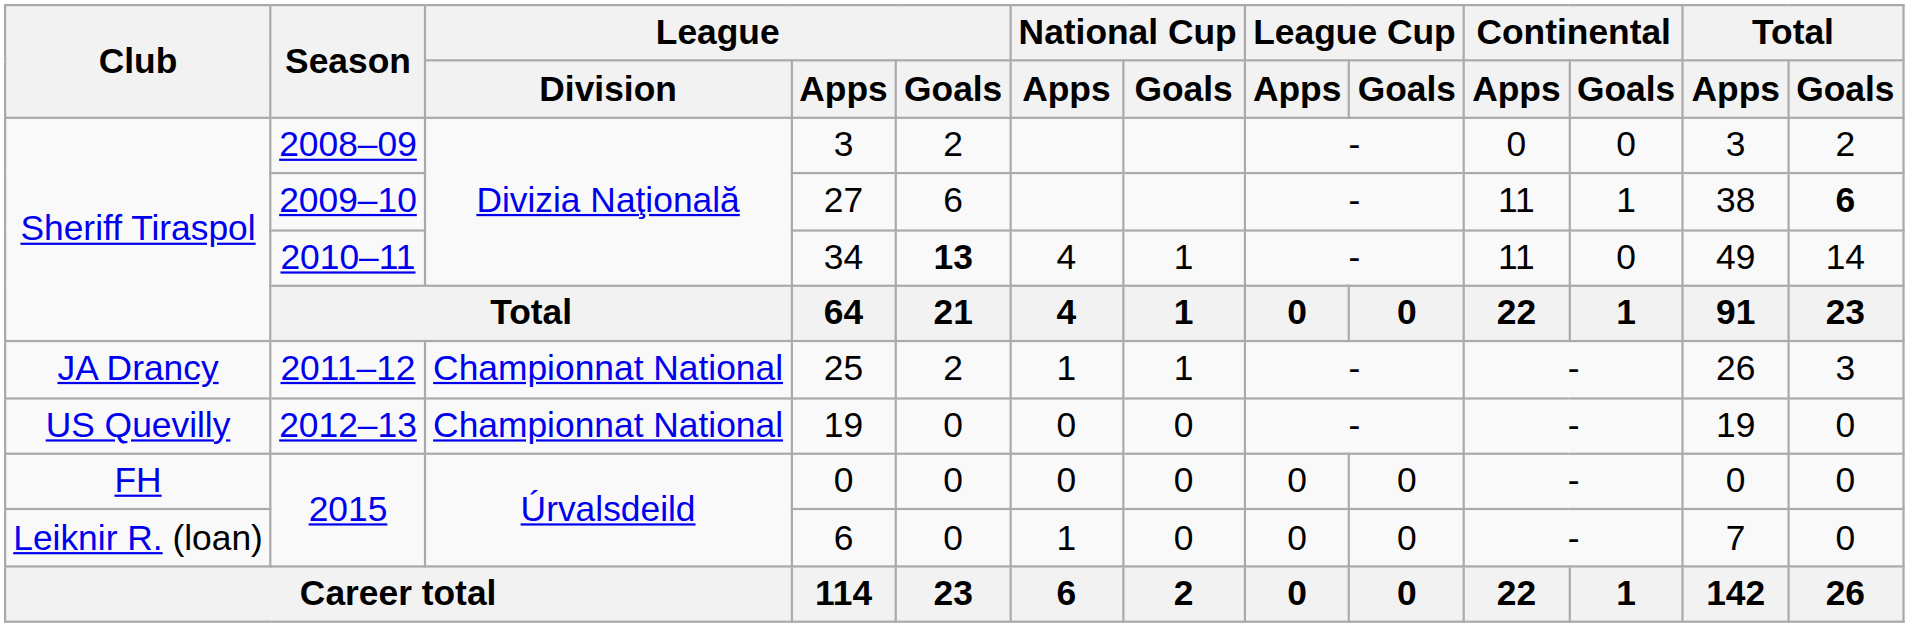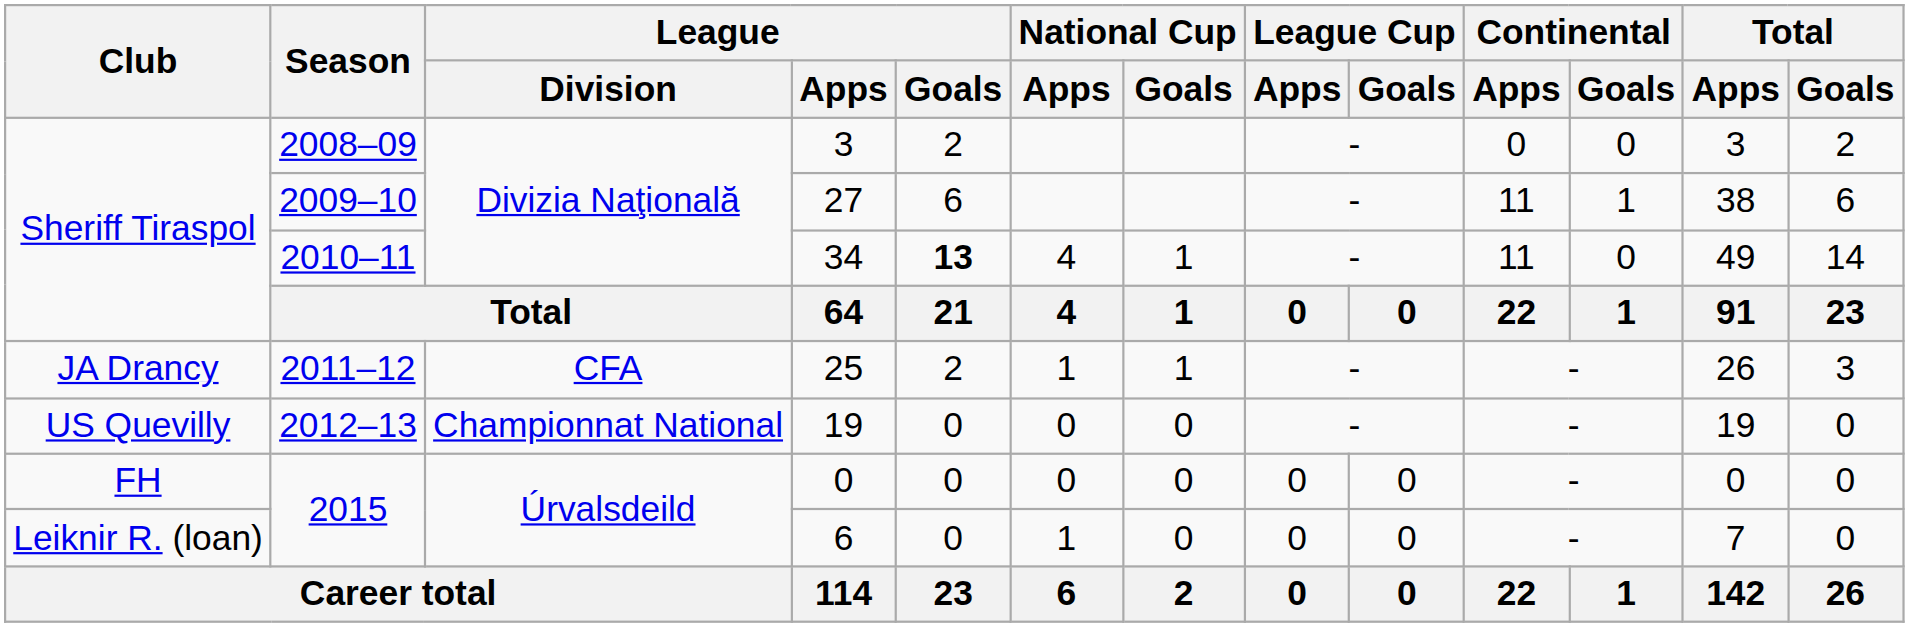(1845, 200) bold -> (1845, 200) normal
(608, 369) Championnat National -> (608, 369) CFA
